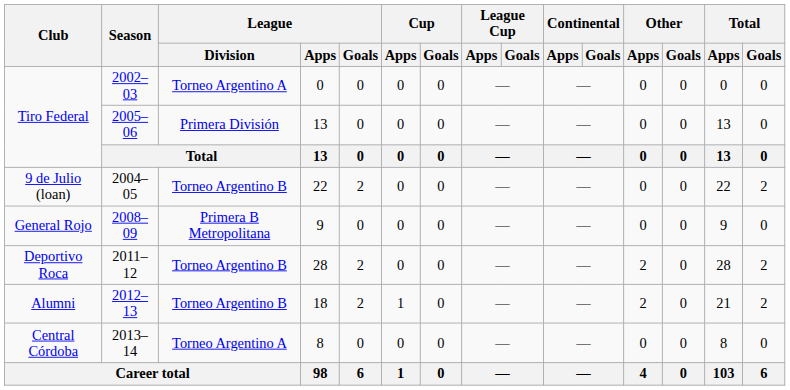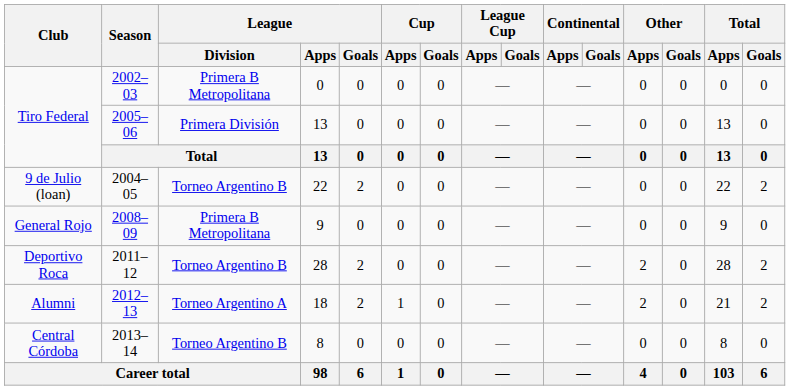(229, 85) Torneo Argentino A -> (229, 85) Primera B Metropolitana
(229, 303) Torneo Argentino B -> (229, 303) Torneo Argentino A
(229, 342) Torneo Argentino A -> (229, 342) Torneo Argentino B
